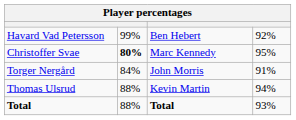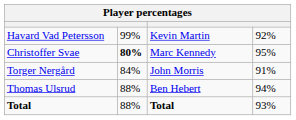(175, 35) Ben Hebert -> (180, 35) Kevin Martin
(180, 88) Kevin Martin -> (175, 88) Ben Hebert
